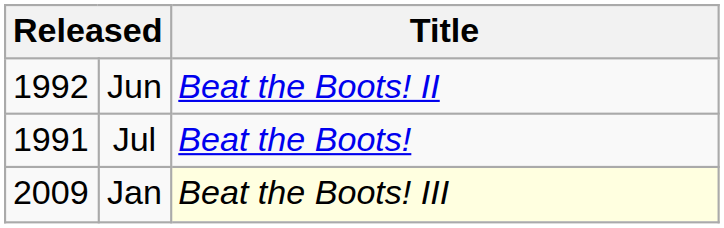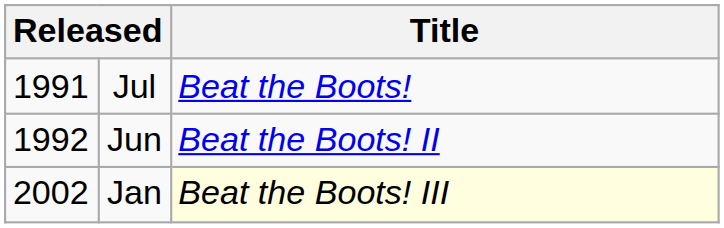rows swapped: (134, 139) <-> (134, 85)
(51, 193) 2009 -> (51, 193) 2002
